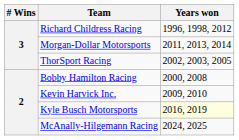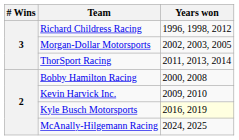(197, 45) 2011, 2013, 2014 -> (197, 45) 2002, 2003, 2005
(197, 61) 2002, 2003, 2005 -> (197, 61) 2011, 2013, 2014
